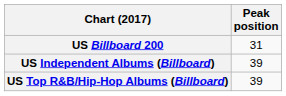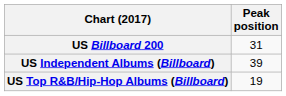(256, 81) 39 -> (256, 81) 19
